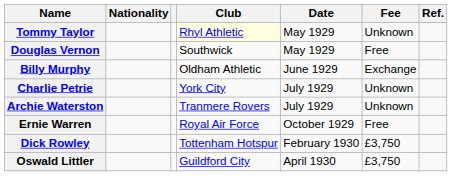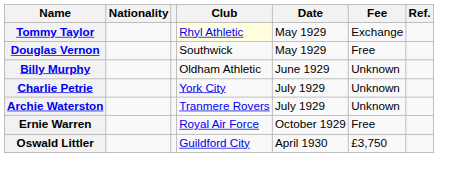(389, 32) Unknown -> (377, 32) Exchange
(391, 69) Exchange -> (376, 69) Unknown
- row: (55, 143)
